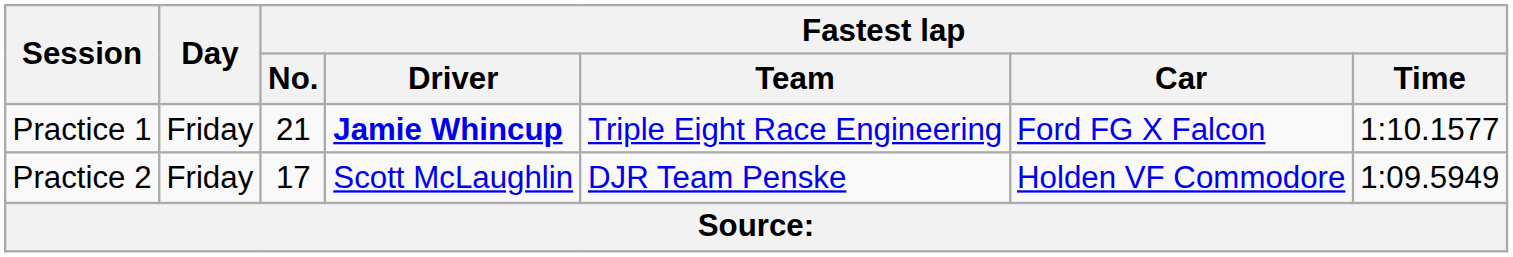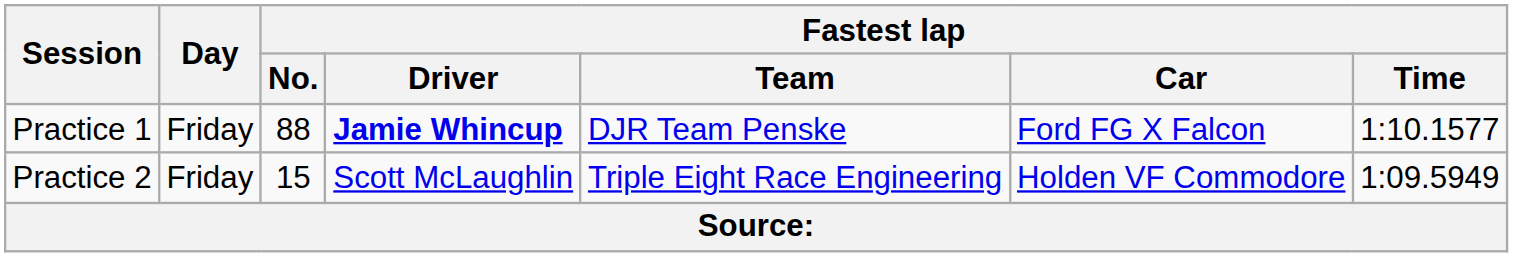(293, 128) 21 -> (293, 128) 88
(795, 128) Triple Eight Race Engineering -> (717, 128) DJR Team Penske
(293, 177) 17 -> (293, 177) 15
(717, 177) DJR Team Penske -> (795, 177) Triple Eight Race Engineering
